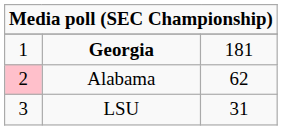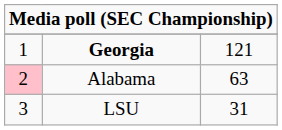(239, 49) 181 -> (239, 49) 121
(239, 79) 62 -> (239, 79) 63
